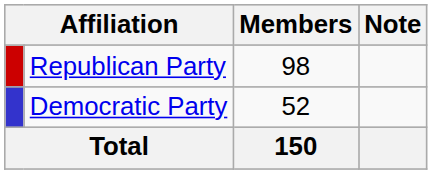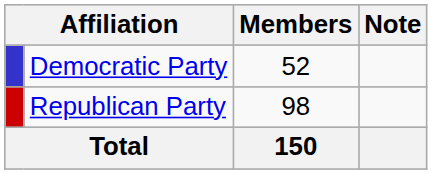rows swapped: (128, 65) <-> (129, 106)
